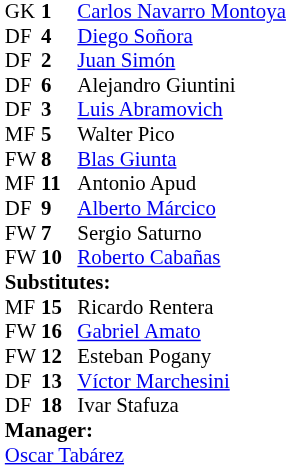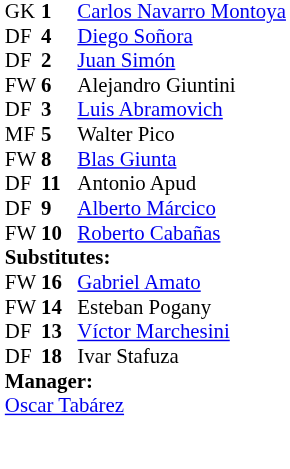(18, 85) DF -> (20, 85) FW
(20, 183) MF -> (18, 183) DF
- row: (139, 232)
- row: (145, 306)
(52, 356) 12 -> (52, 306) 14
